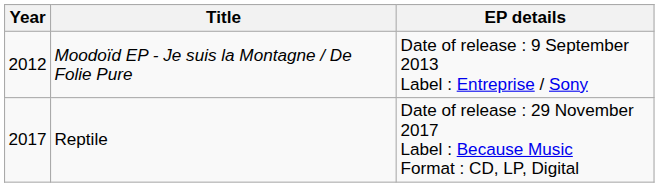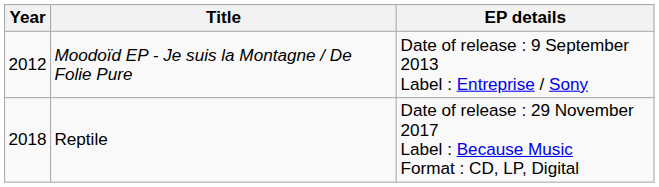(28, 139) 2017 -> (28, 139) 2018
